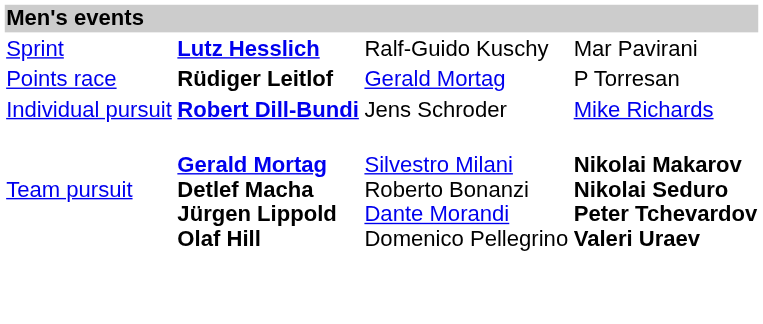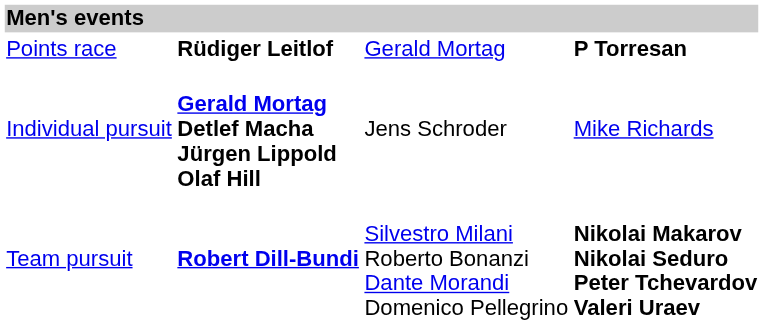- row: (35, 48)
(627, 79) normal -> (630, 48) bold
(268, 109) Robert Dill-Bundi -> (257, 141) Gerald Mortag Detlef Macha Jürgen Lippold Olaf Hill
(257, 201) Gerald Mortag Detlef Macha Jürgen Lippold Olaf Hill -> (268, 258) Robert Dill-Bundi
